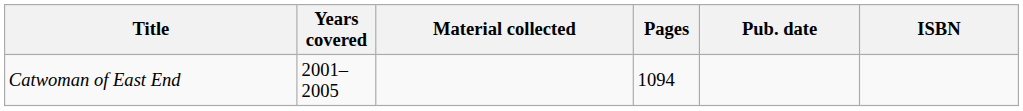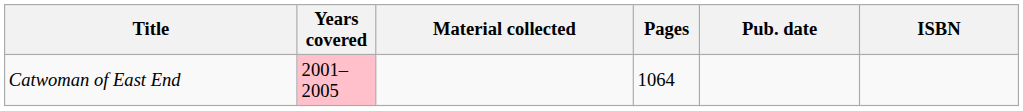(325, 79) no background -> (325, 79) pink background
(656, 79) 1094 -> (656, 79) 1064
